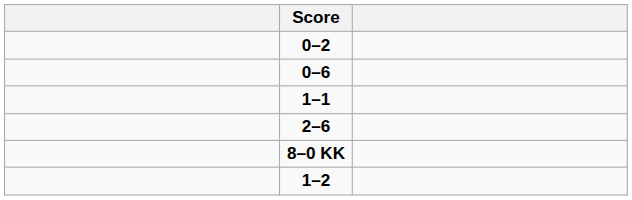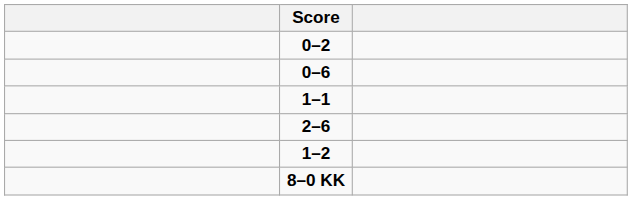rows swapped: (316, 180) <-> (316, 153)
